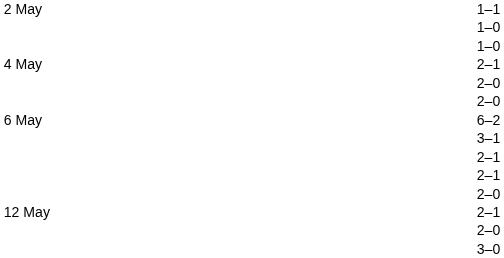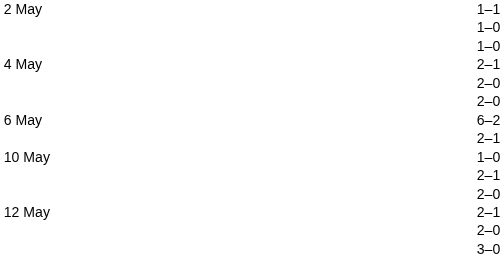- row: (100, 139)
+ row: (27, 157)
